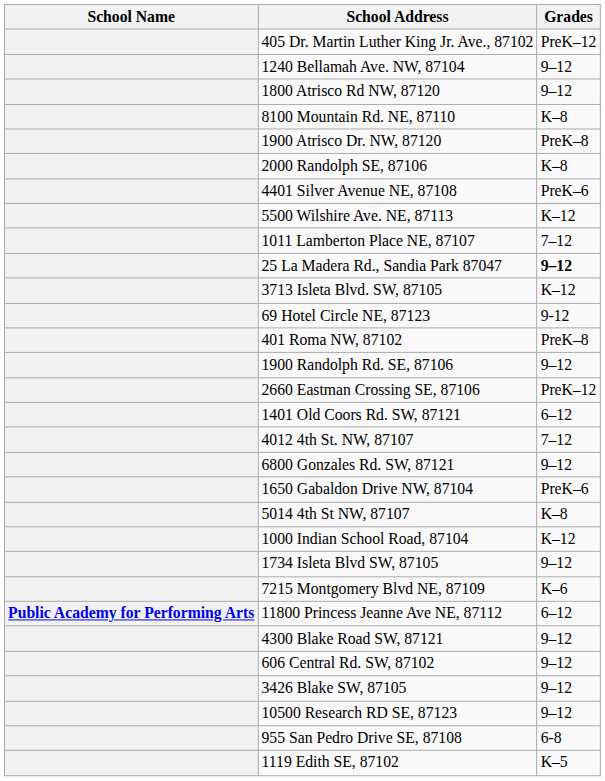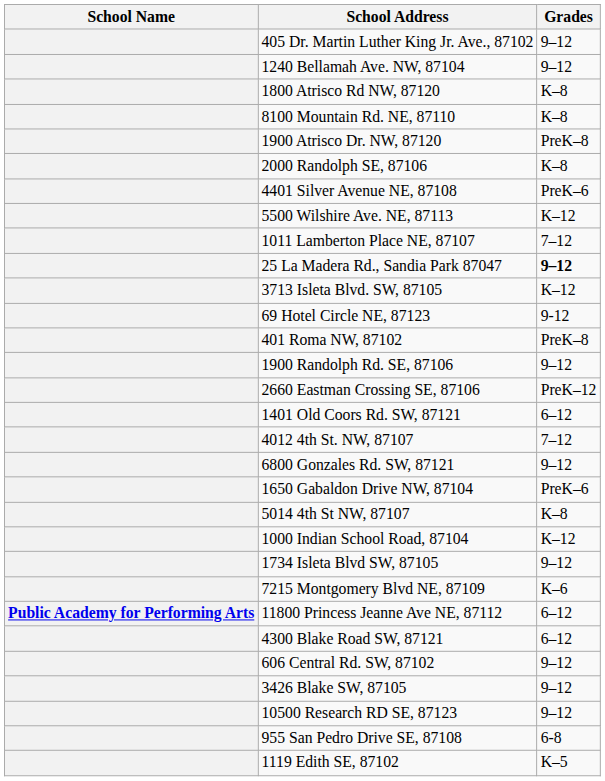(569, 41) PreK–12 -> (556, 41) 9–12
(556, 91) 9–12 -> (554, 91) K–8
(556, 638) 9–12 -> (556, 638) 6–12
